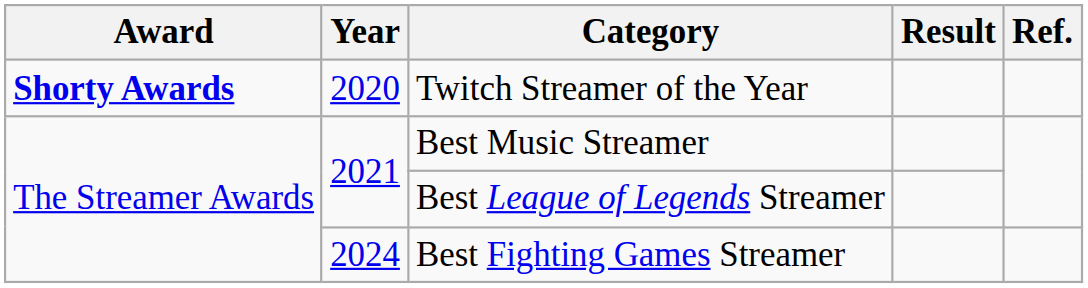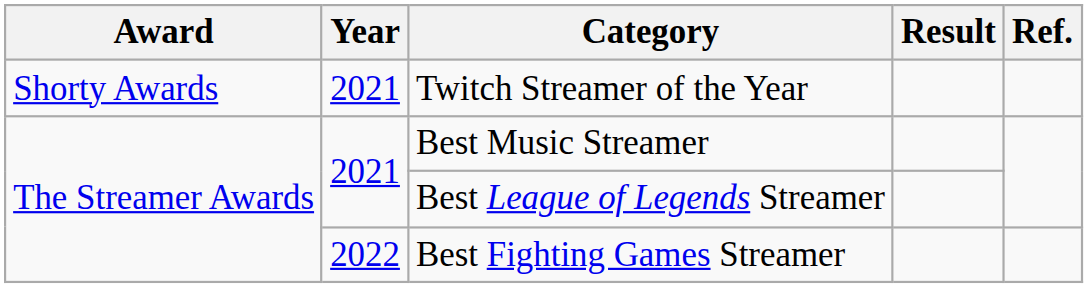(124, 87) bold -> (116, 87) normal
(365, 87) 2020 -> (365, 87) 2021
(365, 253) 2024 -> (365, 253) 2022
